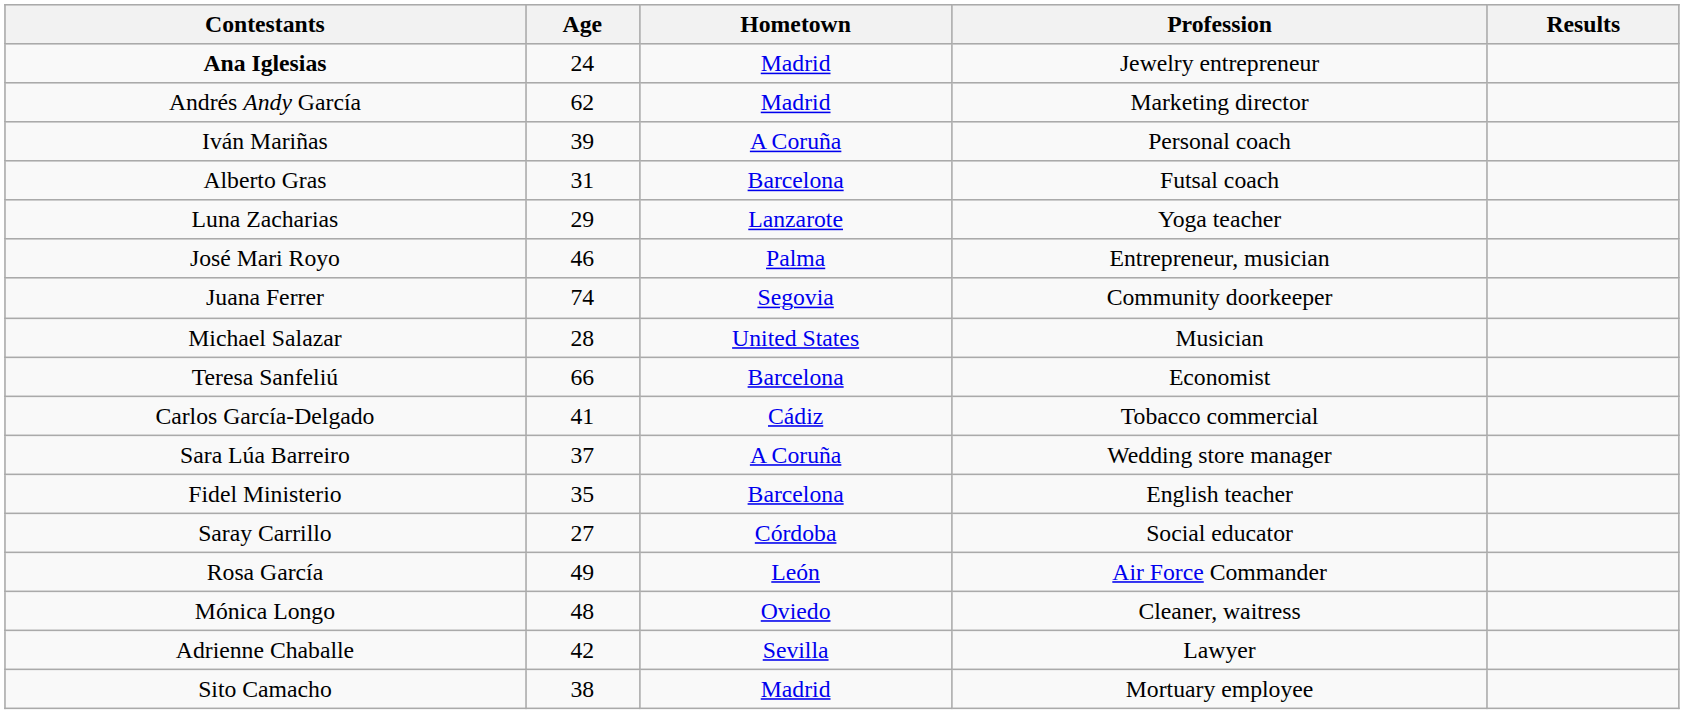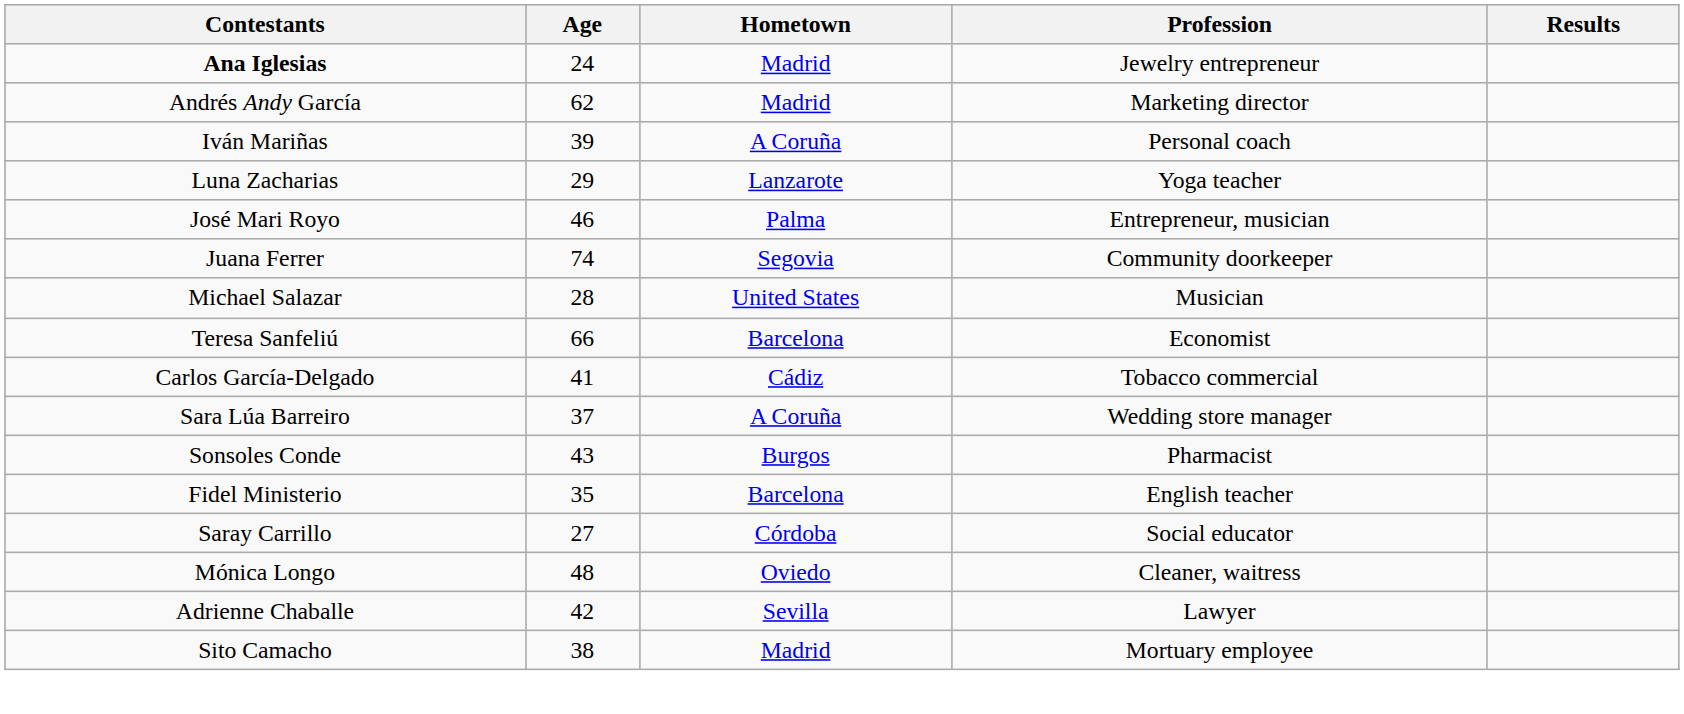- row: (265, 180)
+ row: (265, 454)
- row: (265, 571)
